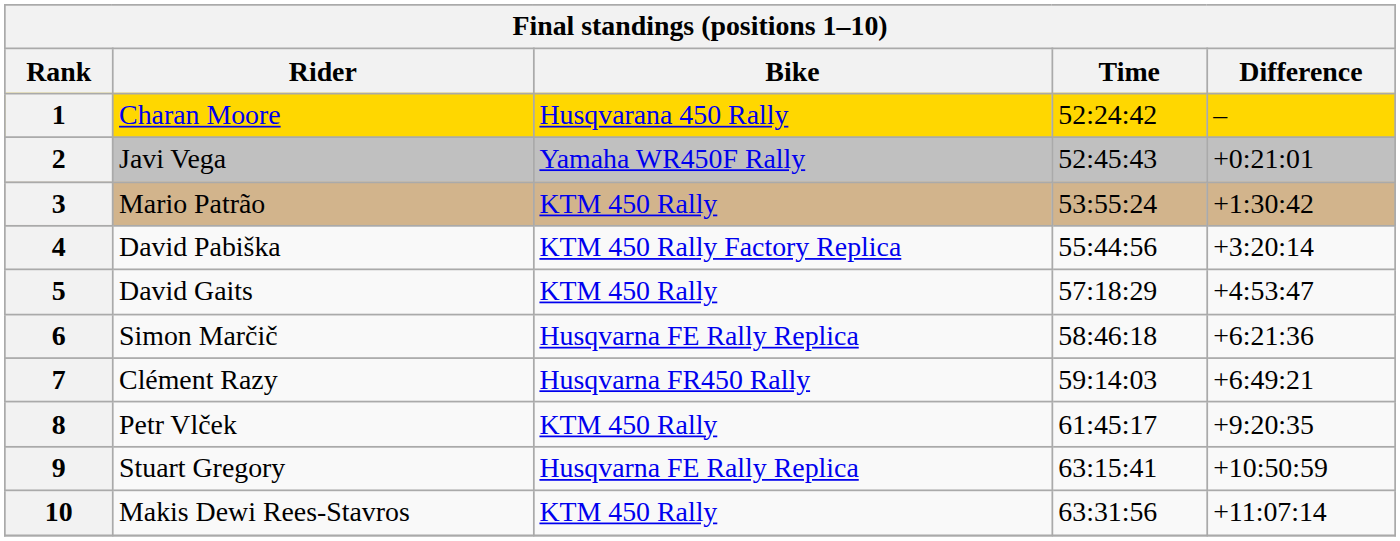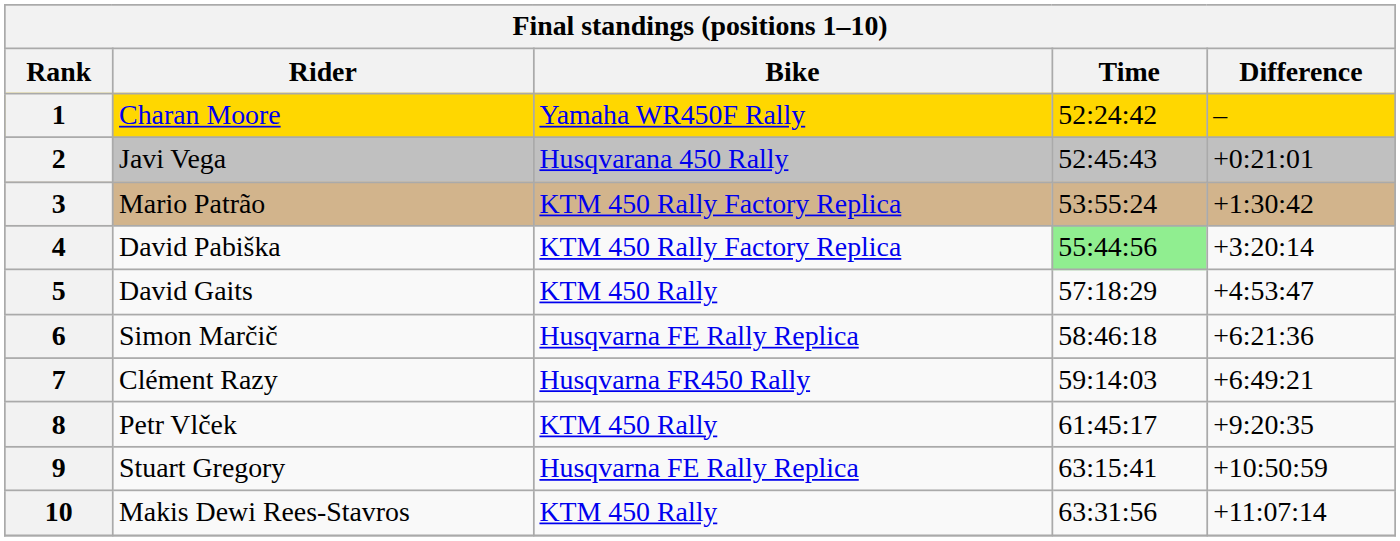(664, 114) Husqvarana 450 Rally -> (672, 114) Yamaha WR450F Rally
(672, 159) Yamaha WR450F Rally -> (664, 159) Husqvarana 450 Rally
(628, 203) KTM 450 Rally -> (720, 203) KTM 450 Rally Factory Replica
(1108, 247) no background -> (1108, 247) lightgreen background
